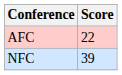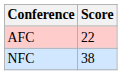(88, 59) 39 -> (88, 59) 38
